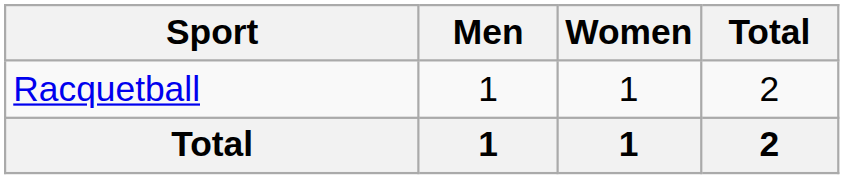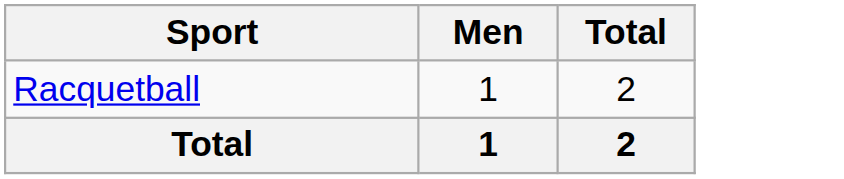- column: (629, 32)
